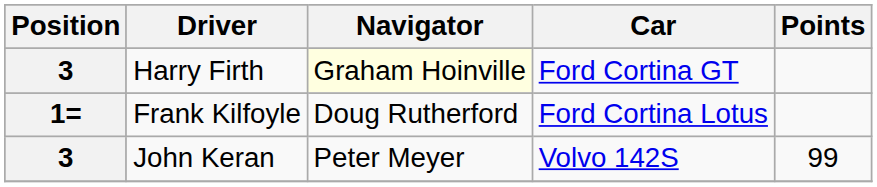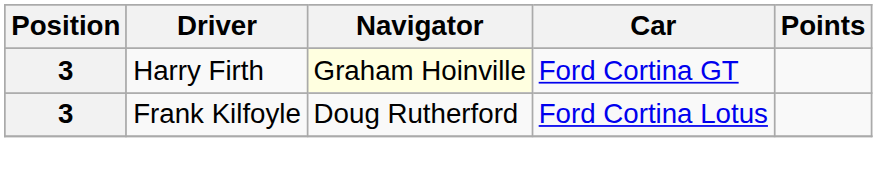(66, 114) 1= -> (66, 114) 3
- row: (204, 158)
